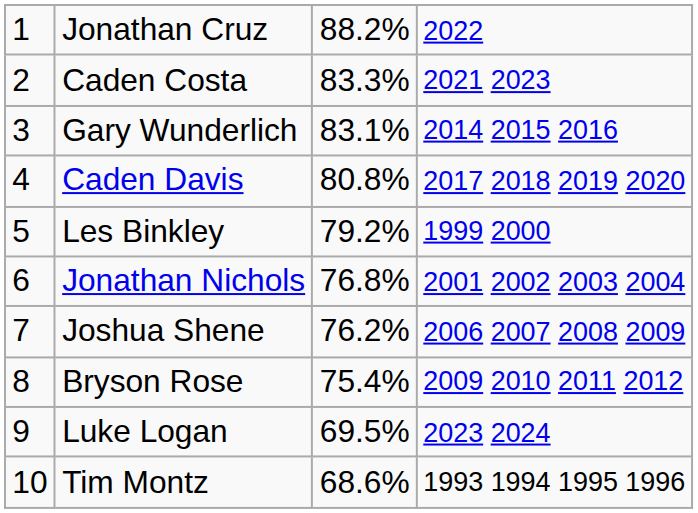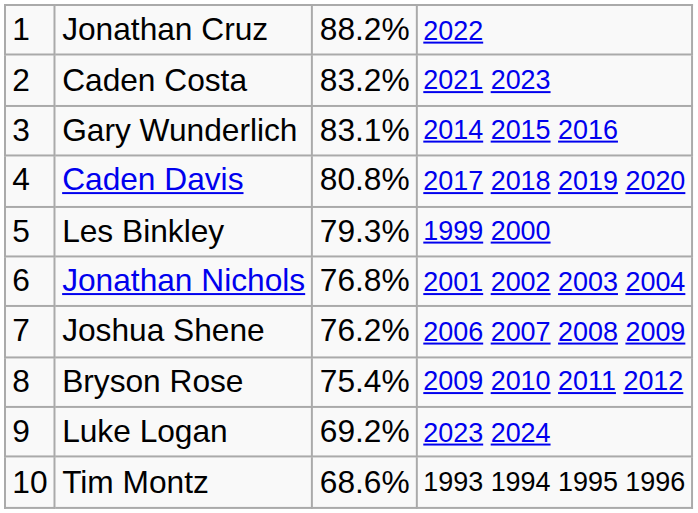(365, 79) 83.3% -> (365, 79) 83.2%
(365, 230) 79.2% -> (365, 230) 79.3%
(365, 431) 69.5% -> (365, 431) 69.2%
